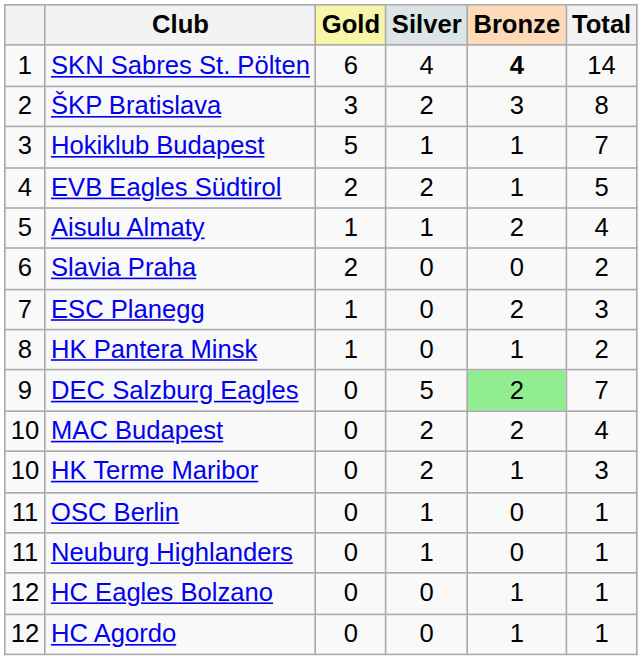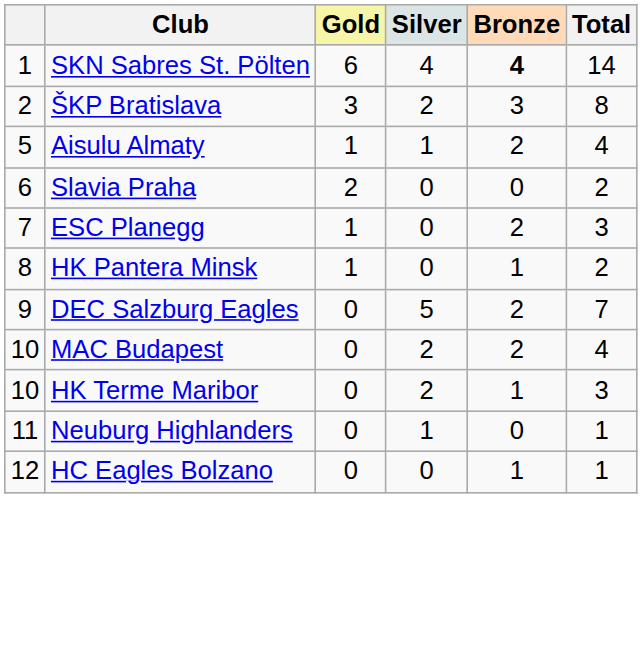- row: (158, 146)
- row: (166, 187)
(517, 390) lightgreen background -> (517, 308) no background
- row: (115, 512)
- row: (114, 633)
